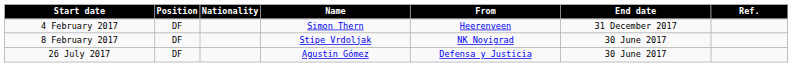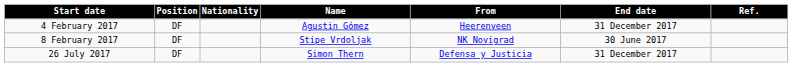(335, 26) Simon Thern -> (335, 26) Agustin Gómez
(335, 54) Agustin Gómez -> (335, 54) Simon Thern
(636, 54) 30 June 2017 -> (636, 54) 31 December 2017
